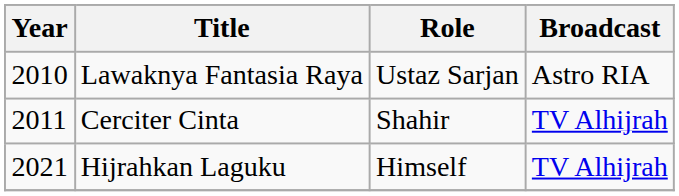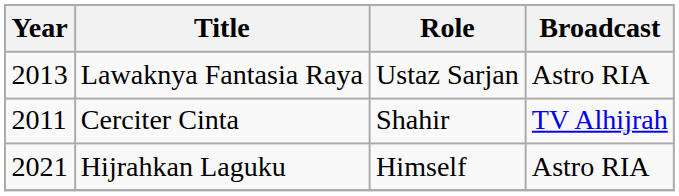(40, 74) 2010 -> (40, 74) 2013
(600, 166) TV Alhijrah -> (591, 166) Astro RIA
